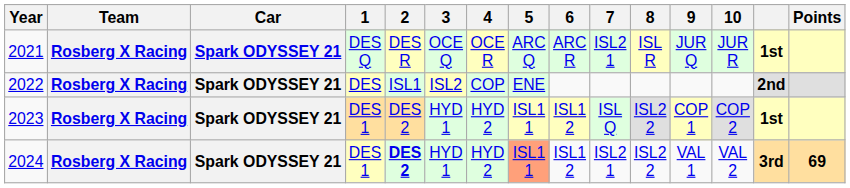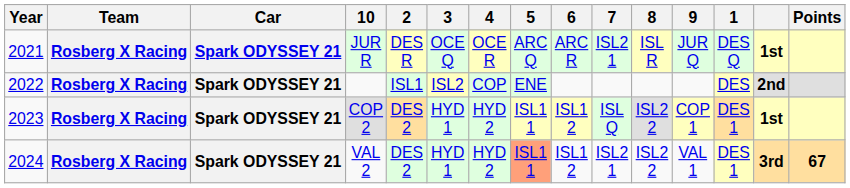columns swapped: (365, 17) <-> (733, 17)
(405, 162) bold -> (407, 162) normal
(817, 162) 69 -> (817, 162) 67
